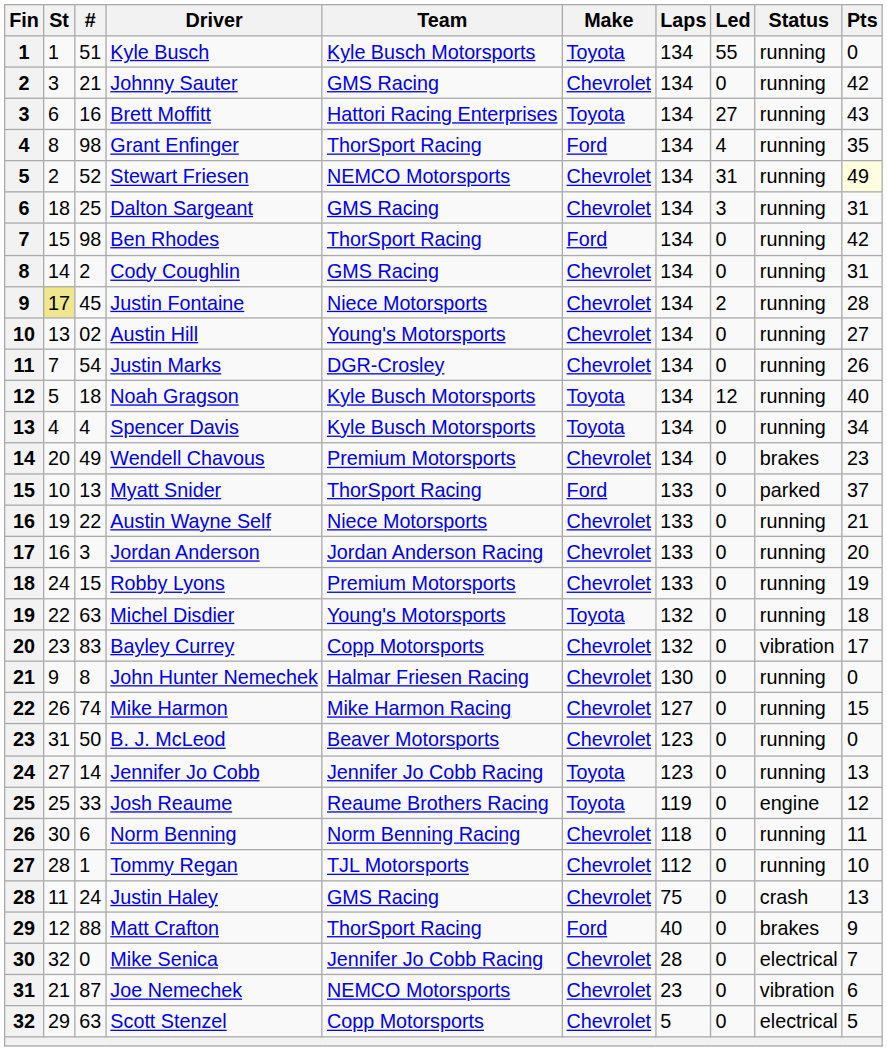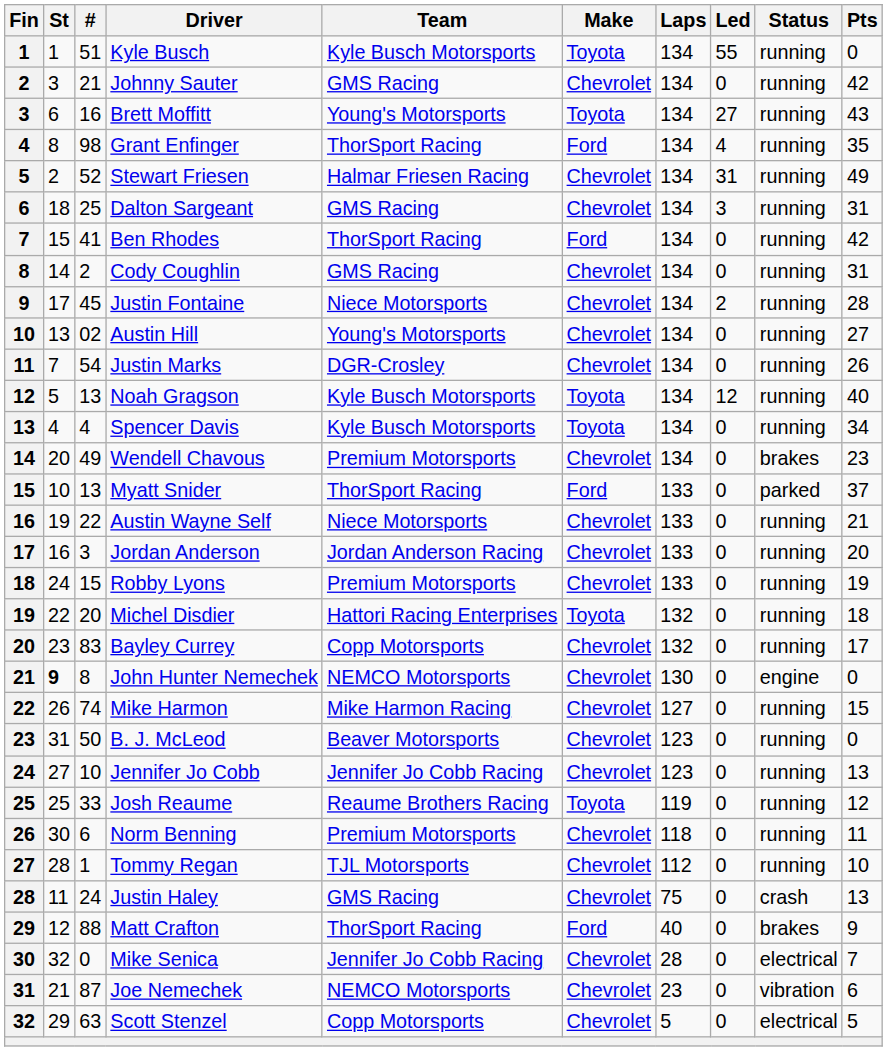(442, 114) Hattori Racing Enterprises -> (416, 114) Young's Motorsports
(419, 177) NEMCO Motorsports -> (428, 177) Halmar Friesen Racing
(858, 177) lightyellow background -> (858, 177) no background
(90, 239) 98 -> (90, 239) 41
(59, 302) khaki background -> (59, 302) no background
(90, 396) 18 -> (90, 396) 13
(90, 615) 63 -> (90, 615) 20
(416, 615) Young's Motorsports -> (442, 615) Hattori Racing Enterprises
(797, 646) vibration -> (793, 646) running
(54, 677) normal -> (54, 677) bold
(428, 677) Halmar Friesen Racing -> (419, 677) NEMCO Motorsports
(793, 677) running -> (789, 677) engine
(90, 771) 14 -> (90, 771) 10
(596, 771) Toyota -> (609, 771) Chevrolet
(789, 803) engine -> (793, 803) running
(424, 834) Norm Benning Racing -> (421, 834) Premium Motorsports
